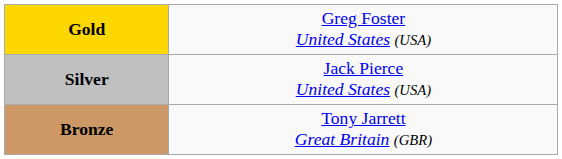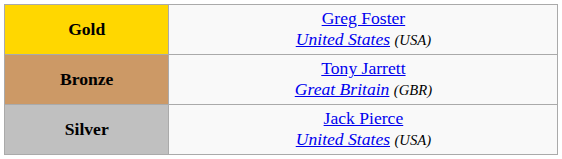rows swapped: (87, 79) <-> (87, 129)
